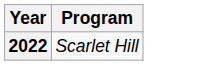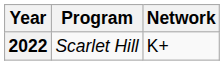+ column: (181, 18)
